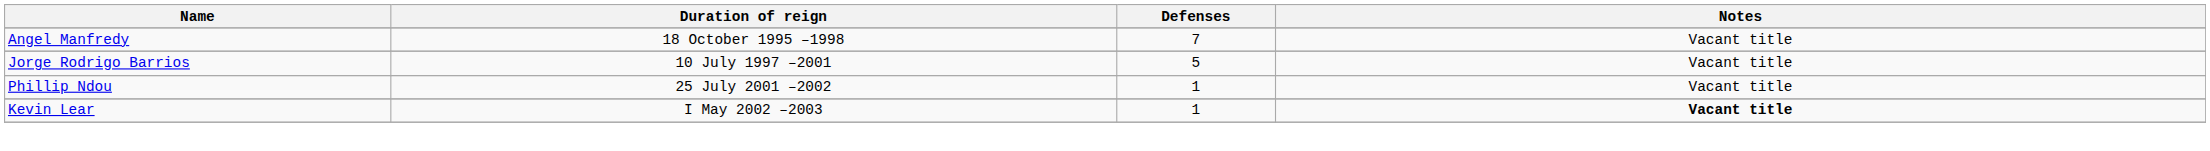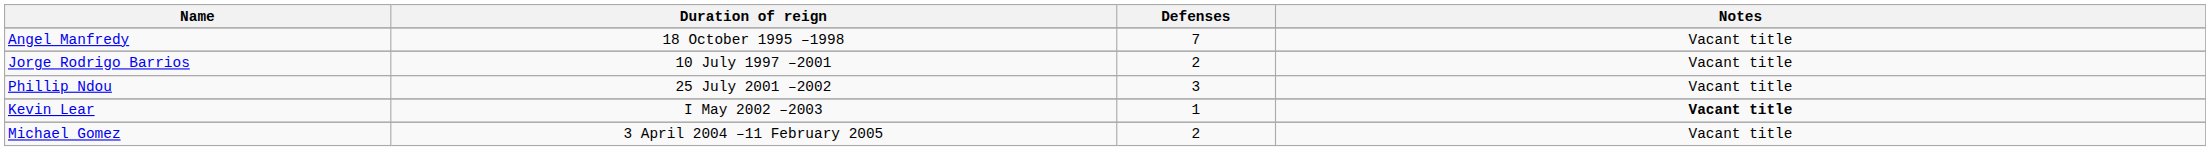(1196, 63) 5 -> (1196, 63) 2
(1196, 87) 1 -> (1196, 87) 3
+ row: (64, 134)
